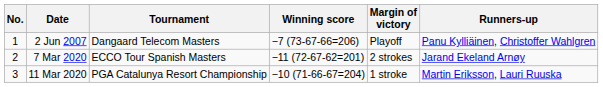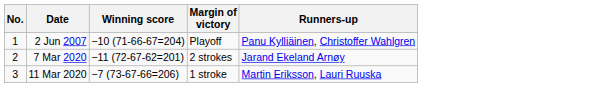- column: (179, 19)
(315, 41) −7 (73-67-66=206) -> (138, 41) −10 (71-66-67=204)
(318, 74) −10 (71-66-67=204) -> (135, 74) −7 (73-67-66=206)
